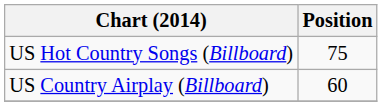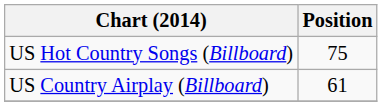(337, 85) 60 -> (337, 85) 61
